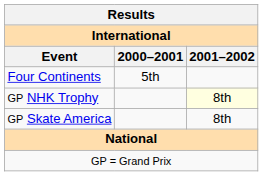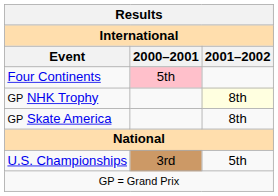(150, 77) no background -> (166, 77) pink background
+ row: (67, 160)
